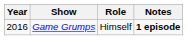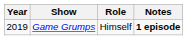(17, 27) 2016 -> (17, 27) 2019
